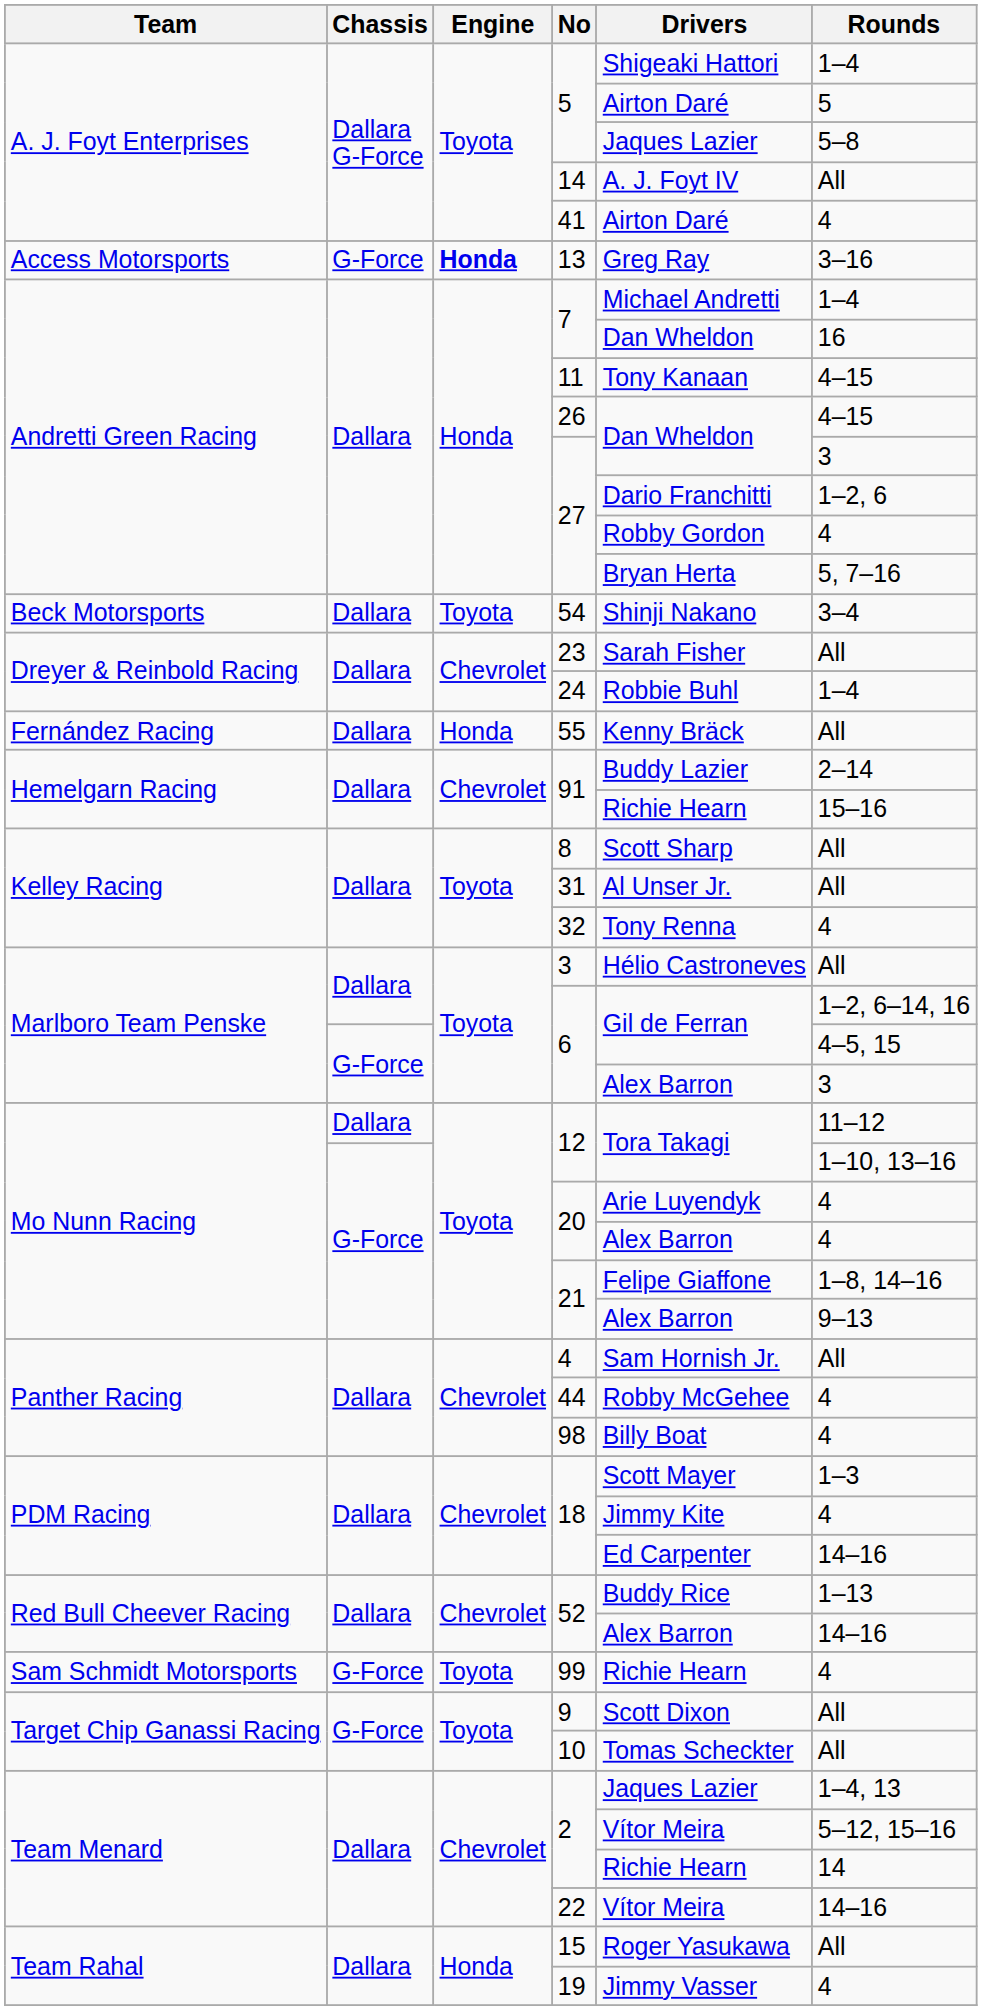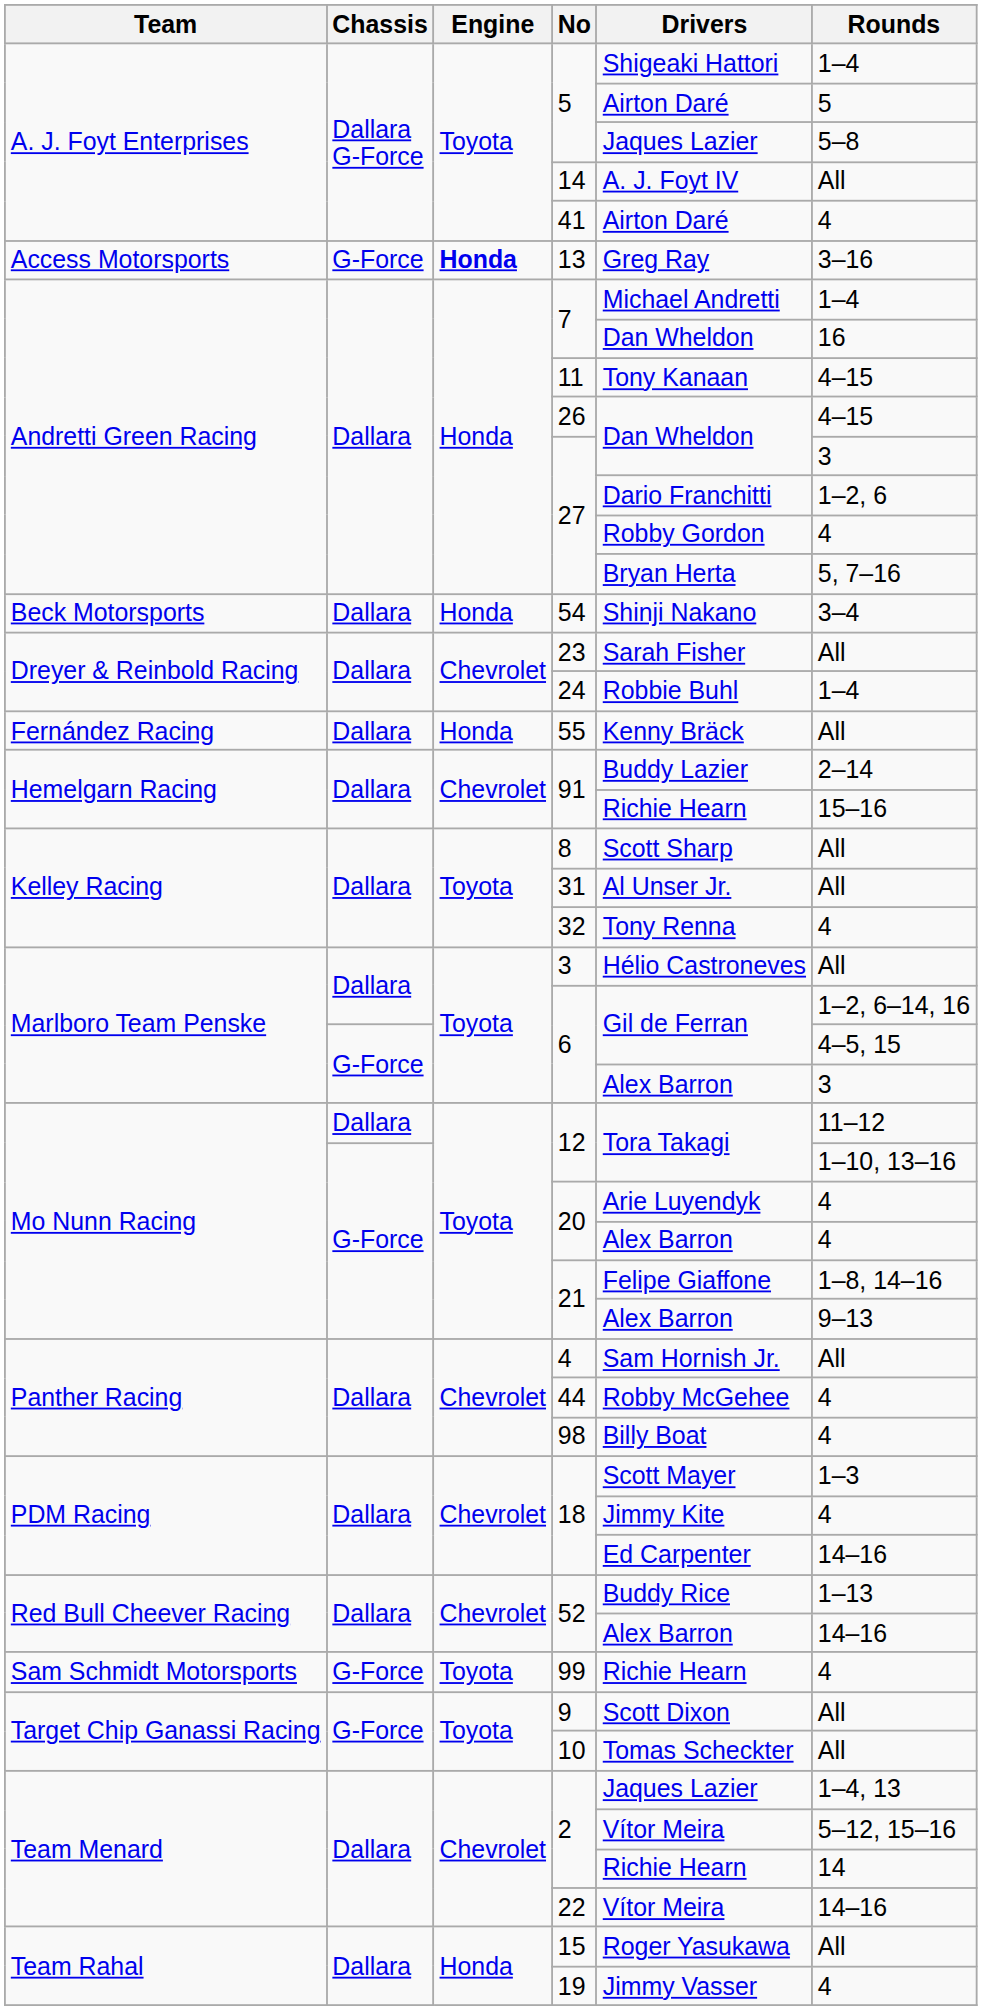(476, 613) Toyota -> (476, 613) Honda
